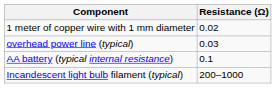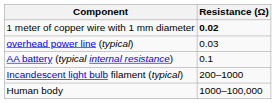(209, 28) normal -> (209, 28) bold
+ row: (35, 91)
